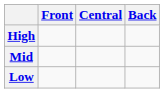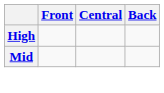- row: (21, 77)
